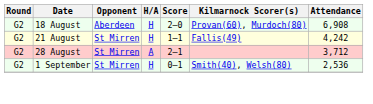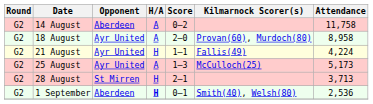+ row: (58, 25)
(114, 25) Aberdeen -> (119, 38) Ayr United
(151, 25) H -> (156, 38) A
(336, 25) 6,908 -> (341, 38) 8,958
(117, 38) St Mirren -> (119, 52) Ayr United
(336, 38) 4,242 -> (341, 52) 4,224
+ row: (58, 65)
(151, 52) A -> (156, 79) H
(336, 52) 3,712 -> (341, 79) 3,713
(117, 65) St Mirren -> (114, 92) Aberdeen
(151, 65) normal -> (156, 92) bold
